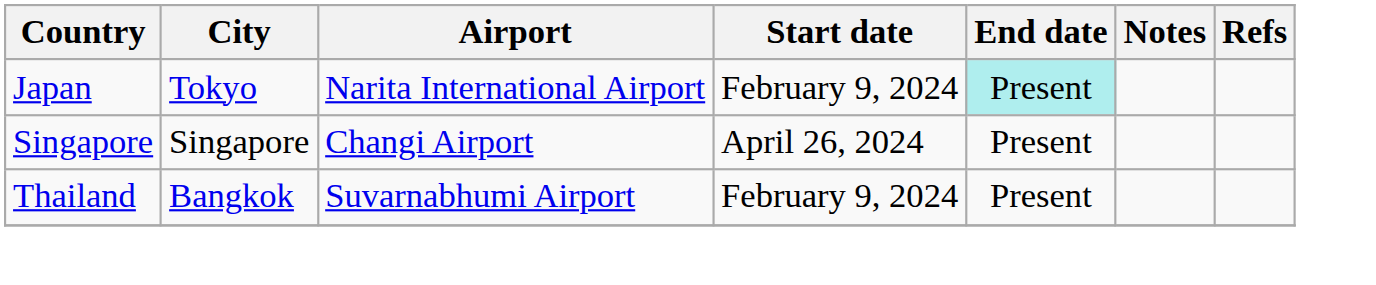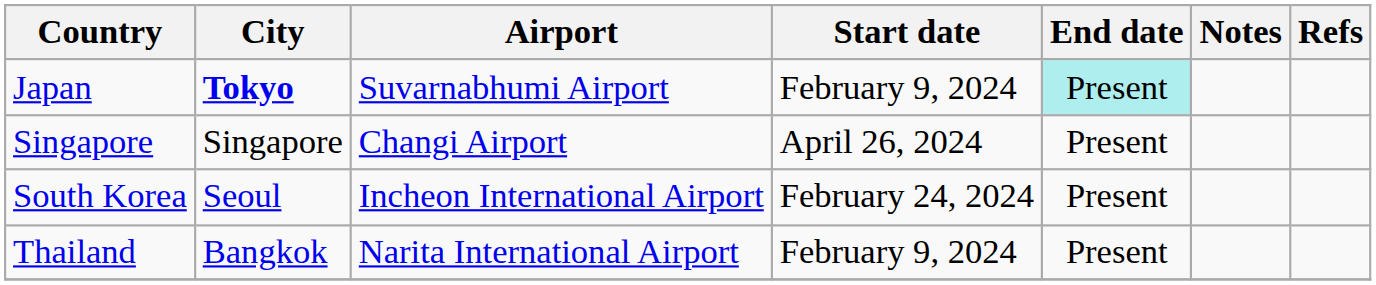(213, 86) normal -> (248, 86) bold
(515, 86) Narita International Airport -> (514, 86) Suvarnabhumi Airport
+ row: (100, 196)
(480, 196) Suvarnabhumi Airport -> (549, 251) Narita International Airport
